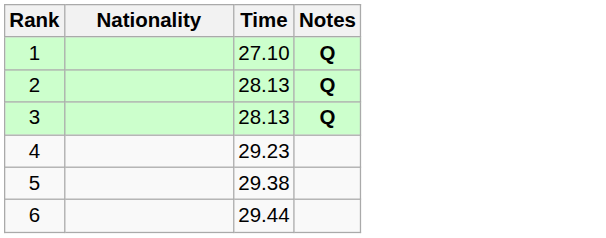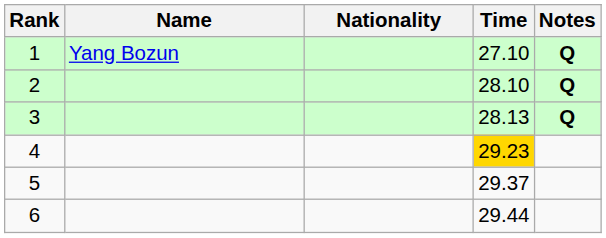+ column: (184, 20)
(264, 85) 28.13 -> (504, 85) 28.10
(264, 150) no background -> (504, 150) gold background
(264, 183) 29.38 -> (504, 183) 29.37
